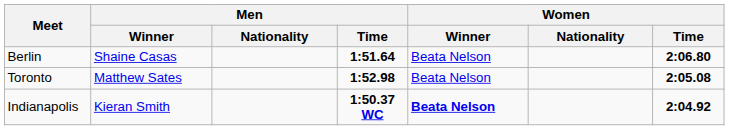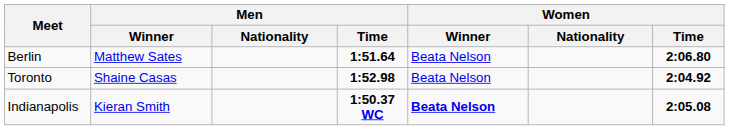(135, 57) Shaine Casas -> (138, 57) Matthew Sates
(138, 78) Matthew Sates -> (135, 78) Shaine Casas
(688, 78) 2:05.08 -> (688, 78) 2:04.92
(688, 106) 2:04.92 -> (688, 106) 2:05.08
